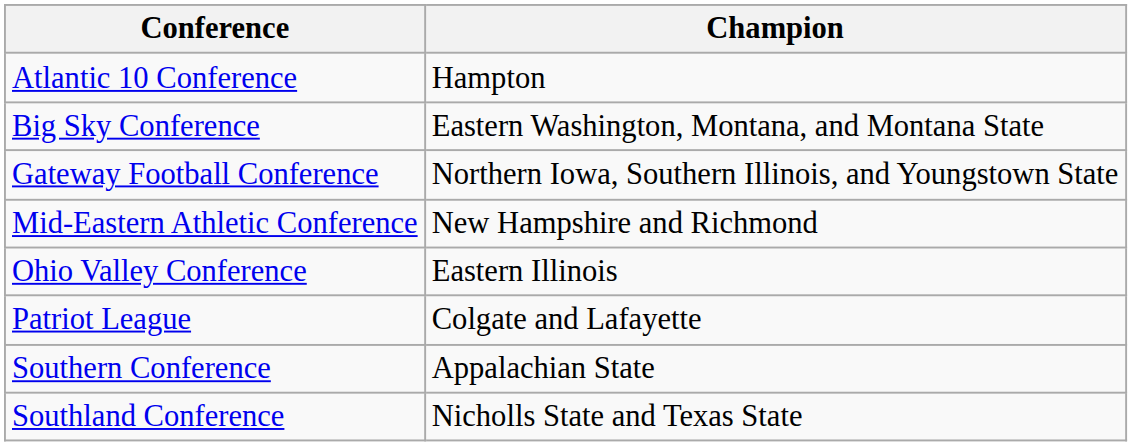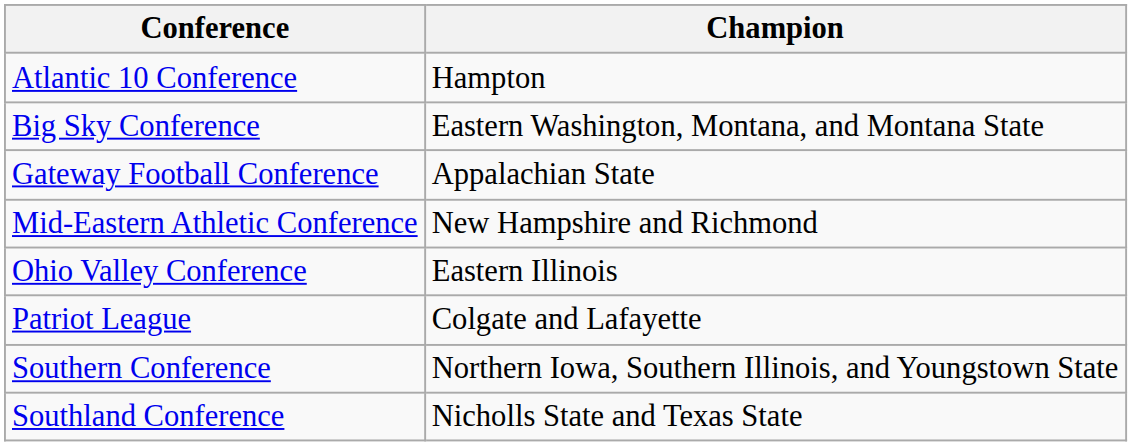(775, 174) Northern Iowa, Southern Illinois, and Youngstown State -> (543, 174) Appalachian State
(543, 367) Appalachian State -> (775, 367) Northern Iowa, Southern Illinois, and Youngstown State
